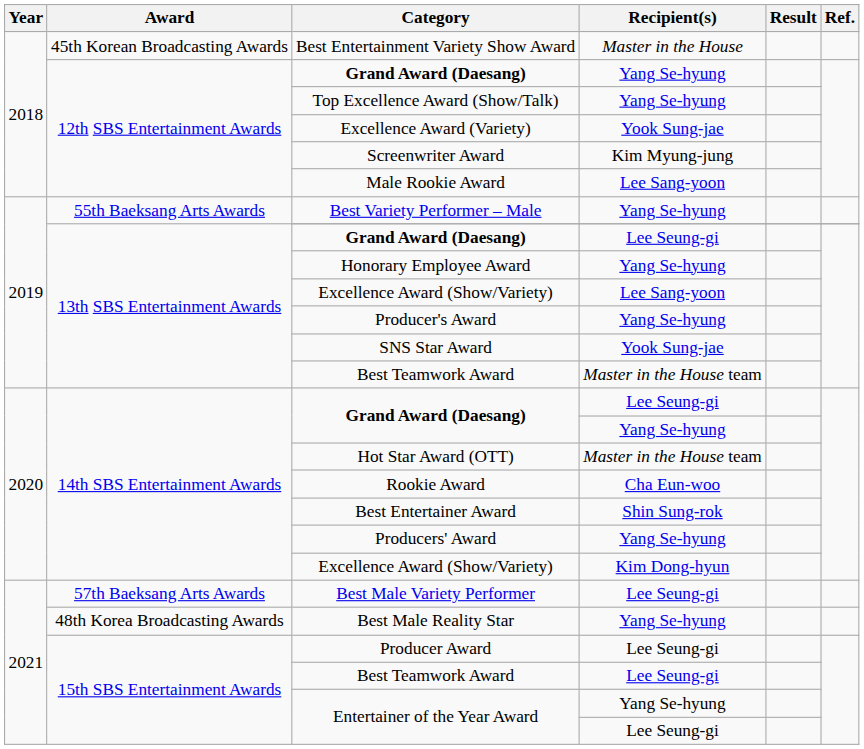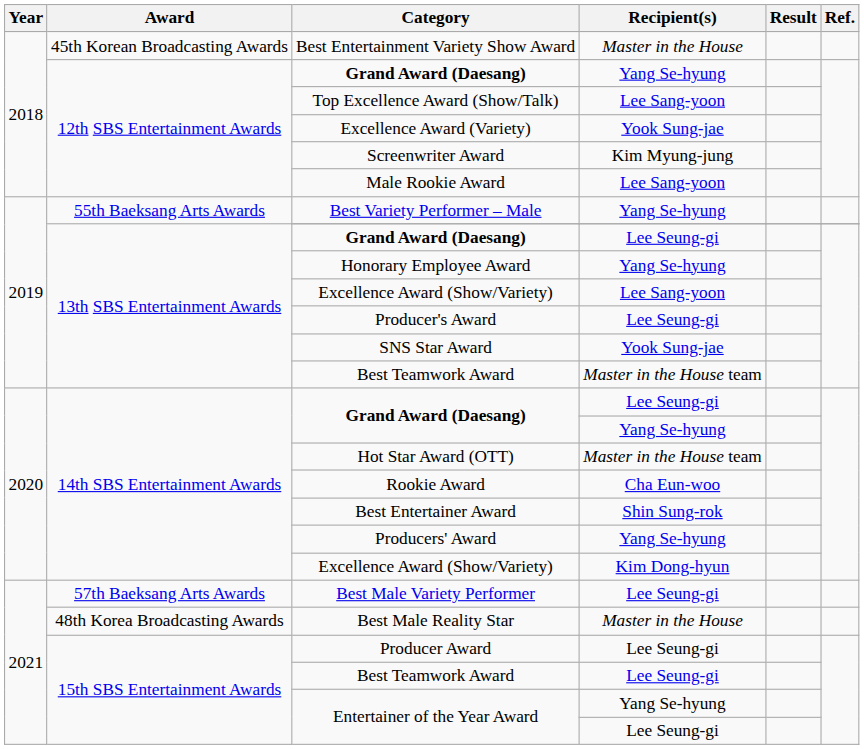(672, 100) Yang Se-hyung -> (672, 100) Lee Sang-yoon
(672, 319) Yang Se-hyung -> (672, 319) Lee Seung-gi
(672, 621) Yang Se-hyung -> (672, 621) Master in the House
